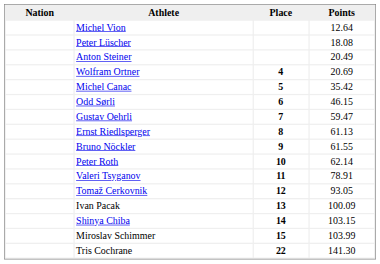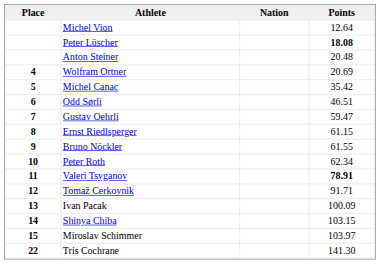columns swapped: (281, 12) <-> (40, 12)
(342, 42) normal -> (342, 42) bold
(342, 57) 20.49 -> (342, 57) 20.48
(342, 102) 46.15 -> (342, 102) 46.51
(342, 131) 61.13 -> (342, 131) 61.15
(342, 161) 62.14 -> (342, 161) 62.34
(342, 176) normal -> (342, 176) bold
(342, 191) 93.05 -> (342, 191) 91.71
(342, 236) 103.99 -> (342, 236) 103.97
